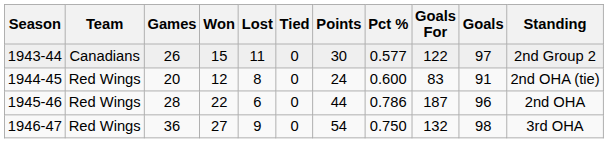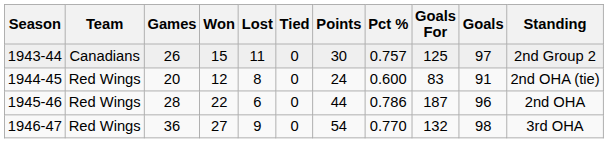(388, 56) 0.577 -> (388, 56) 0.757
(435, 56) 122 -> (435, 56) 125
(388, 126) 0.750 -> (388, 126) 0.770
